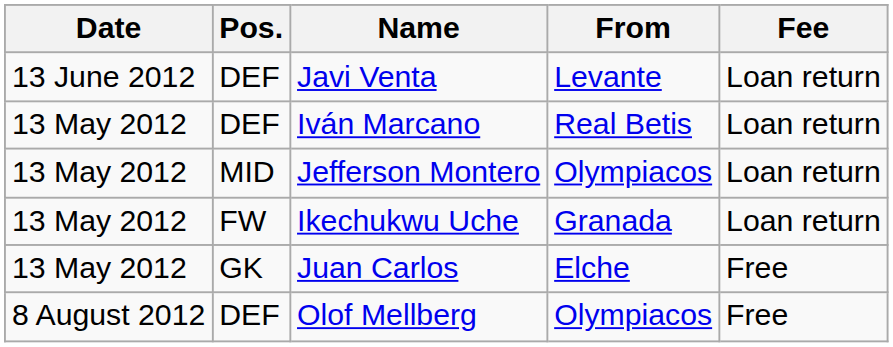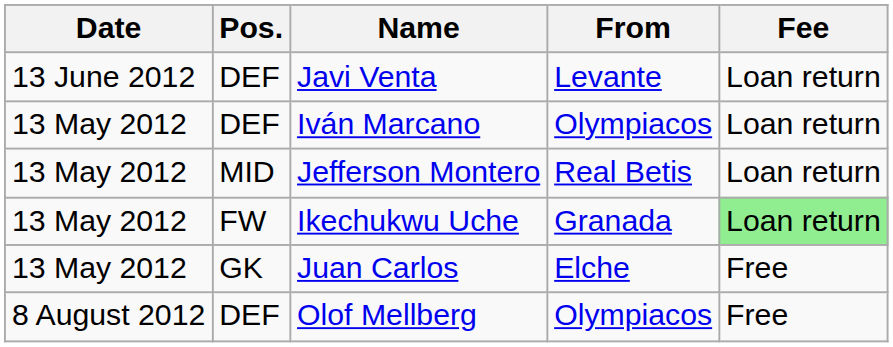(623, 124) Real Betis -> (633, 124) Olympiacos
(633, 172) Olympiacos -> (623, 172) Real Betis
(803, 220) no background -> (803, 220) lightgreen background
